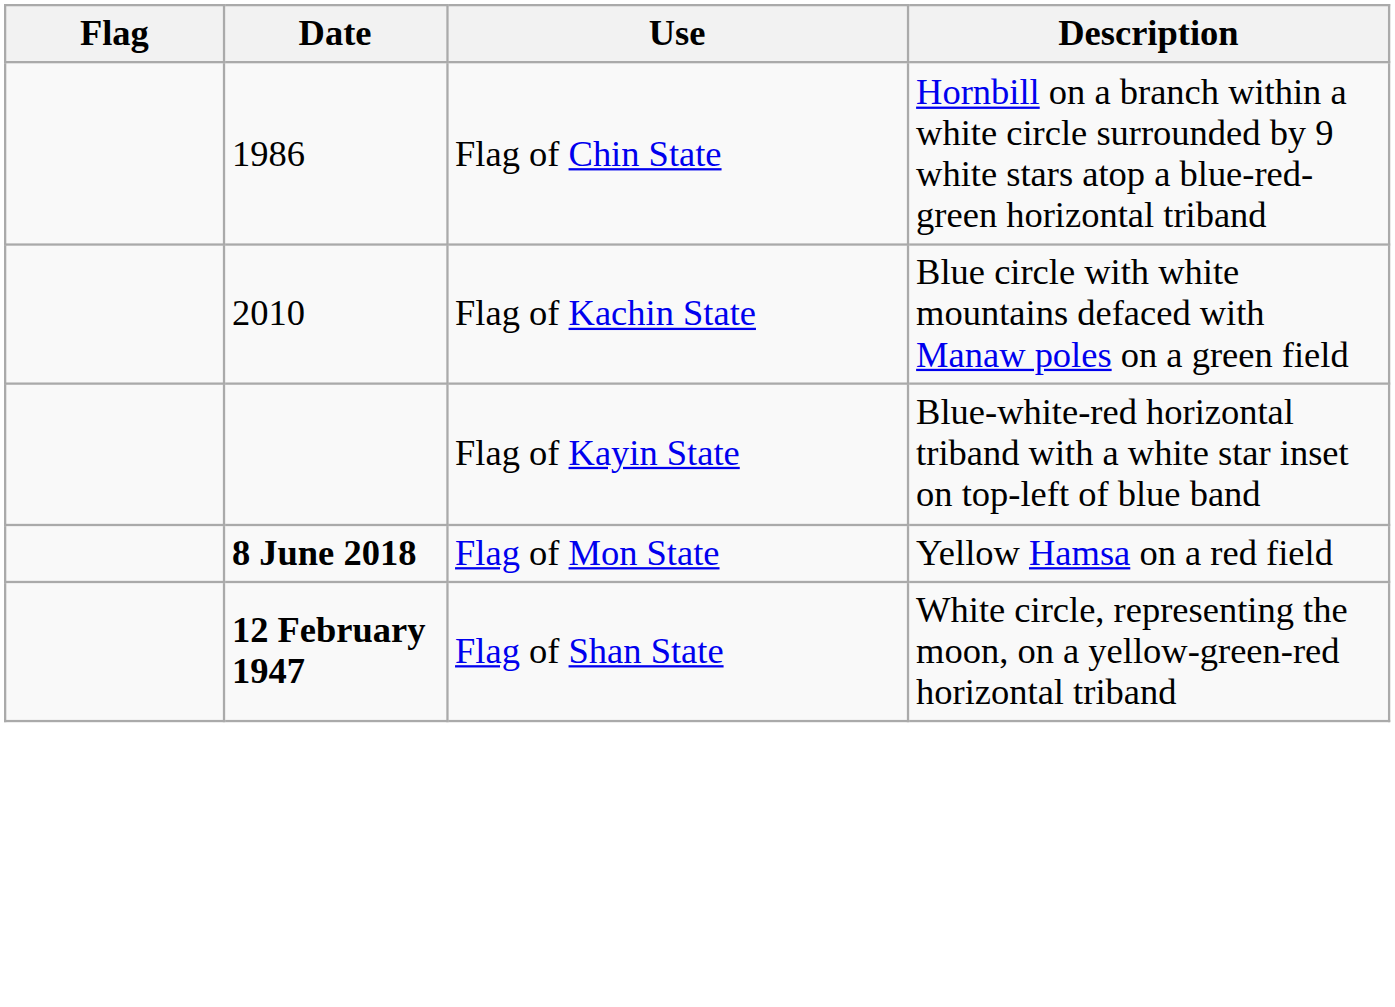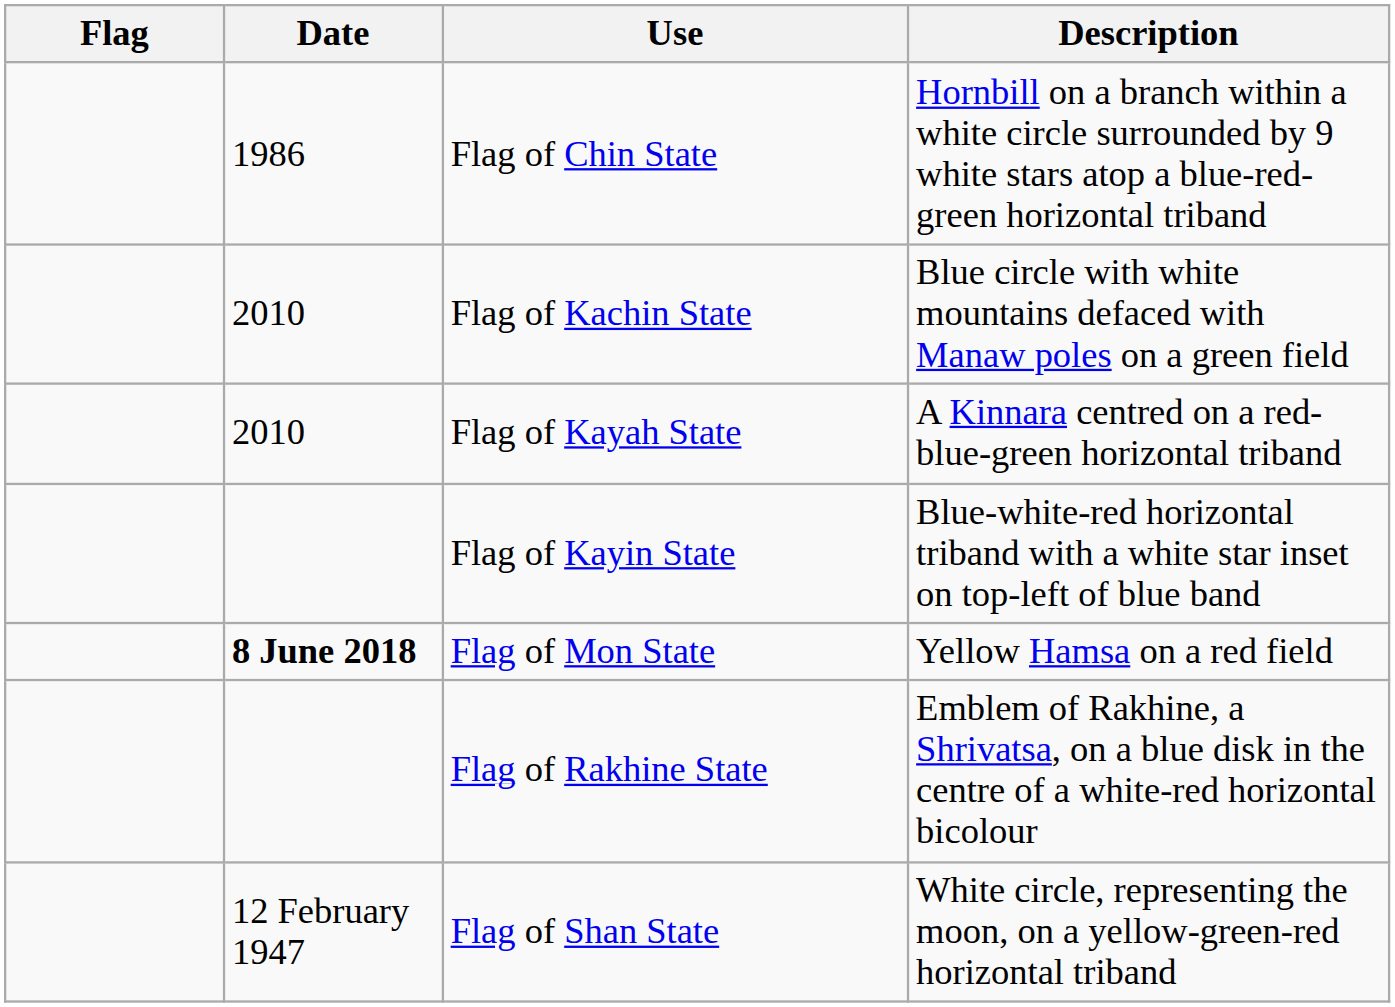+ row: (596, 432)
+ row: (609, 770)
(329, 651) bold -> (321, 930) normal
